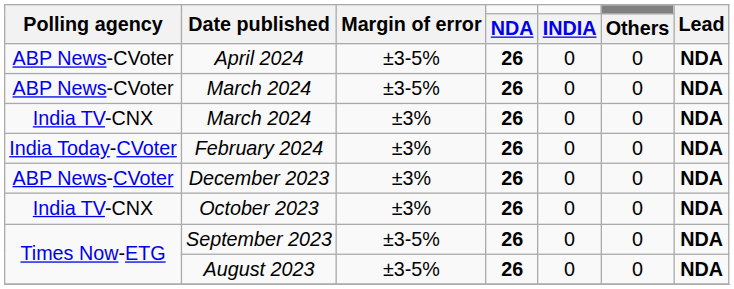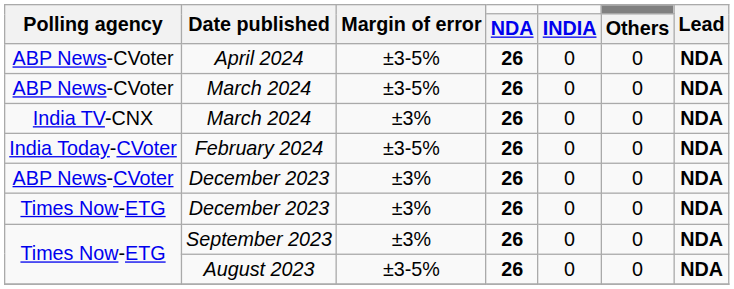(411, 148) ±3% -> (411, 148) ±3-5%
+ row: (93, 208)
- row: (93, 208)
(411, 238) ±3-5% -> (411, 238) ±3%
